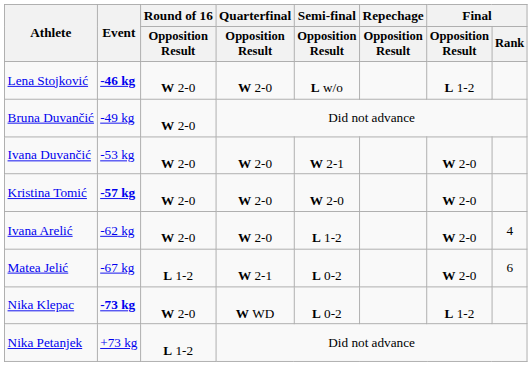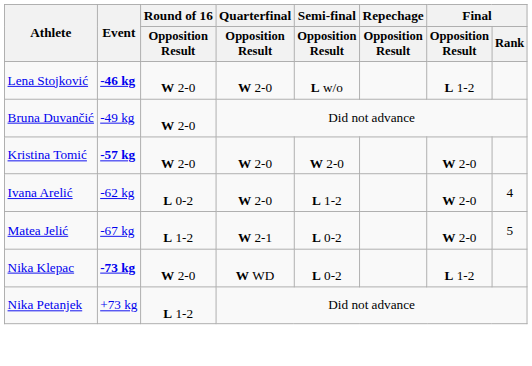- row: (49, 155)
(178, 238) W 2-0 -> (178, 201) L 0-2
(510, 268) 6 -> (510, 230) 5
